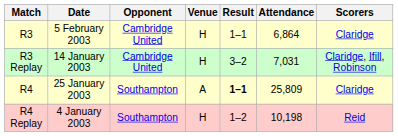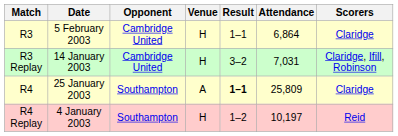(286, 117) 10,198 -> (286, 117) 10,197
